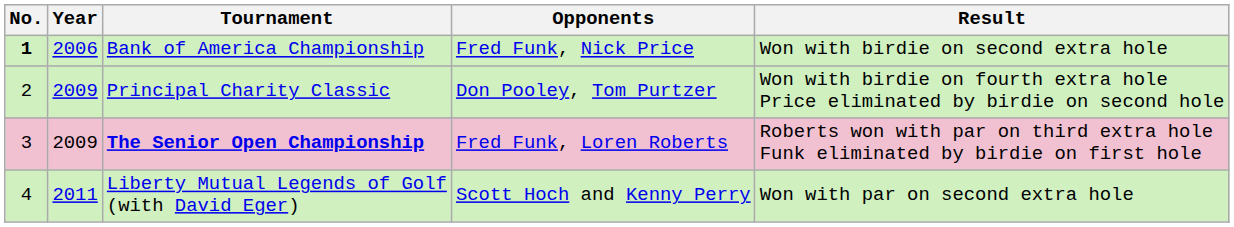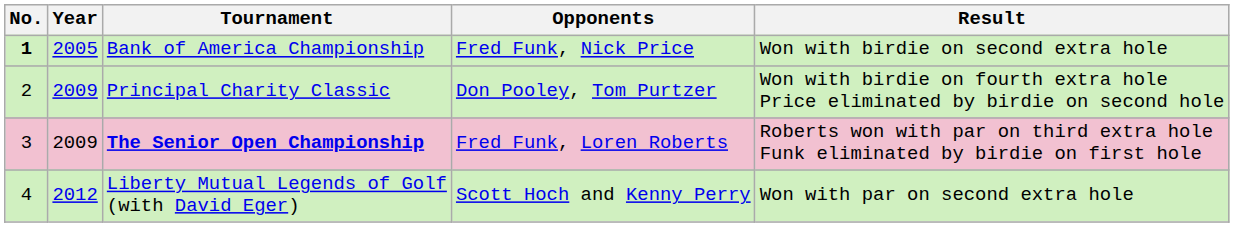(75, 51) 2006 -> (75, 51) 2005
(75, 196) 2011 -> (75, 196) 2012
